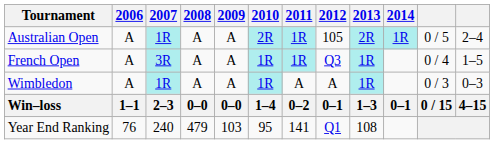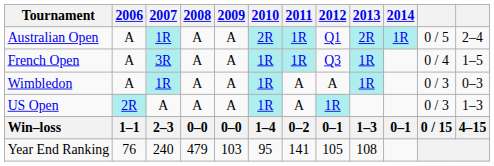(333, 37) 105 -> (333, 37) Q1
+ row: (33, 104)
(333, 127) Q1 -> (333, 149) 105
